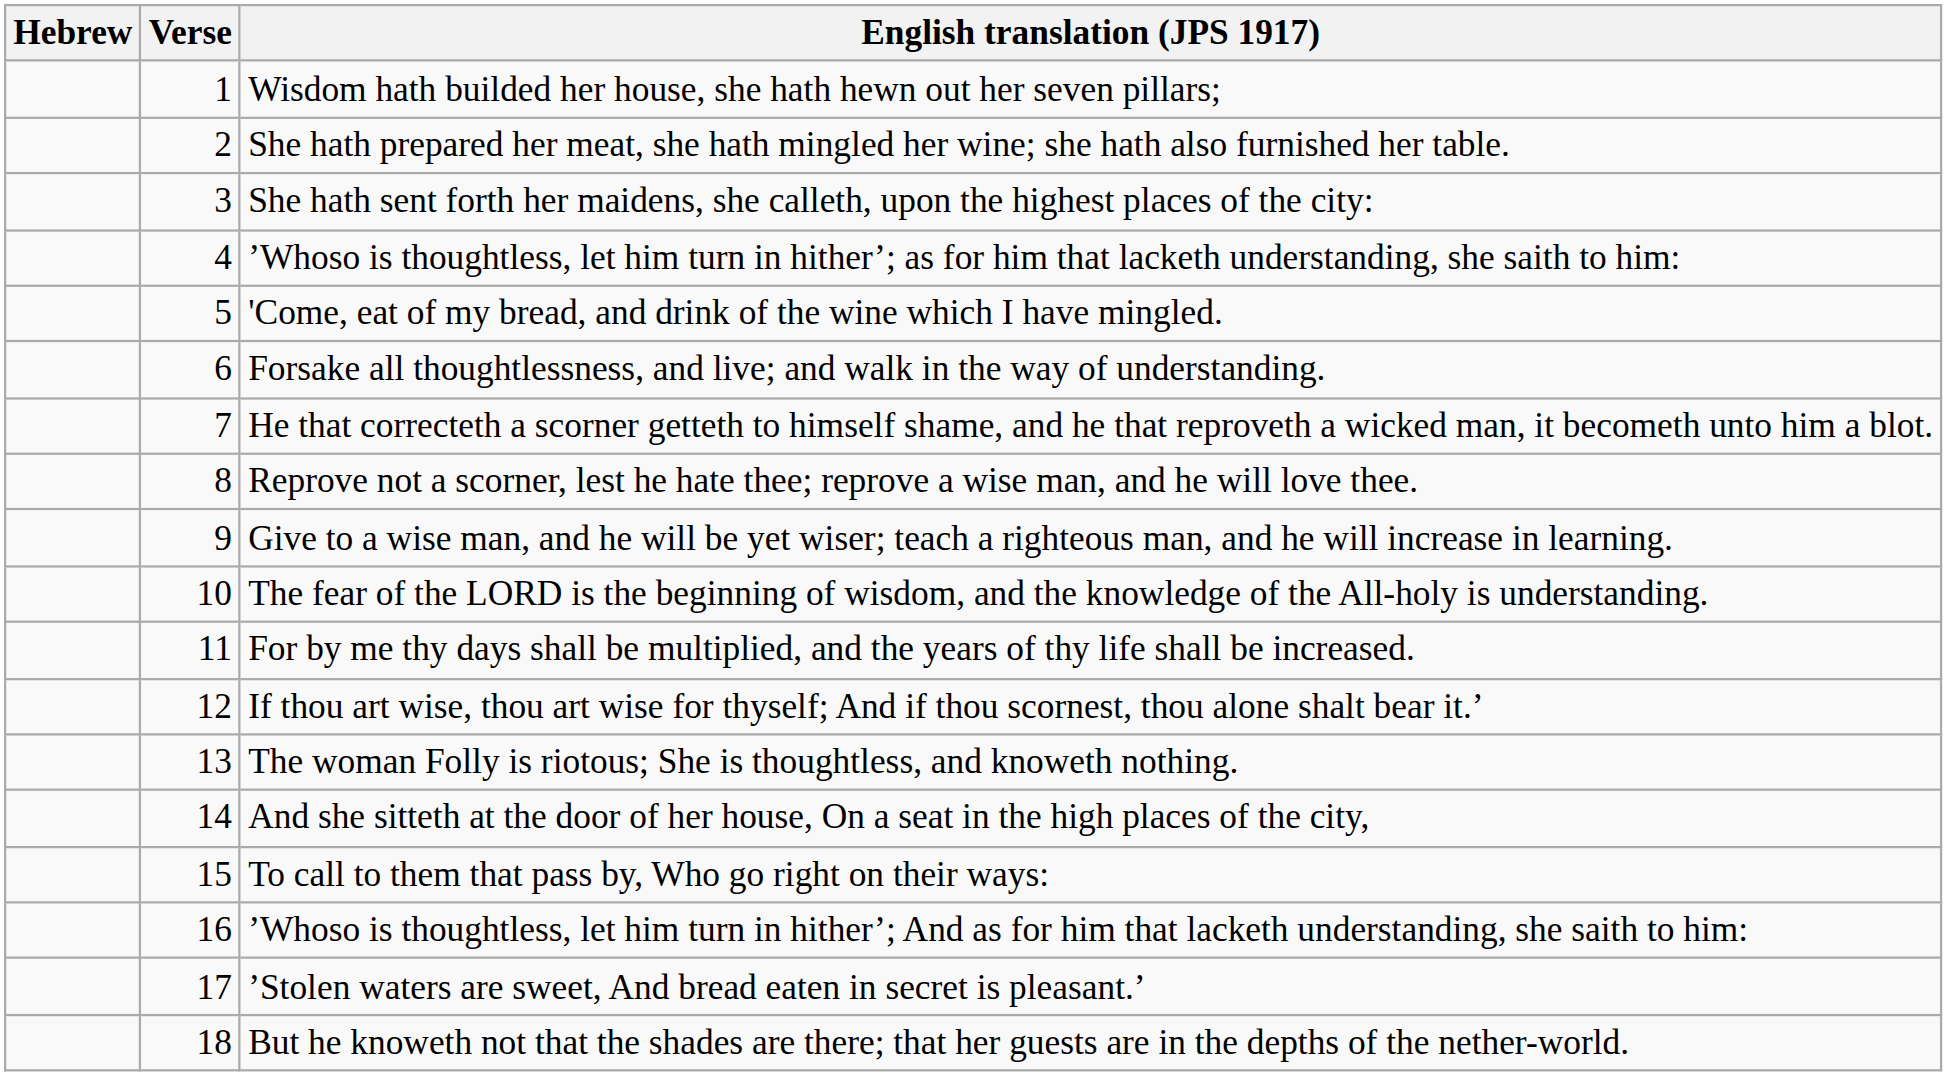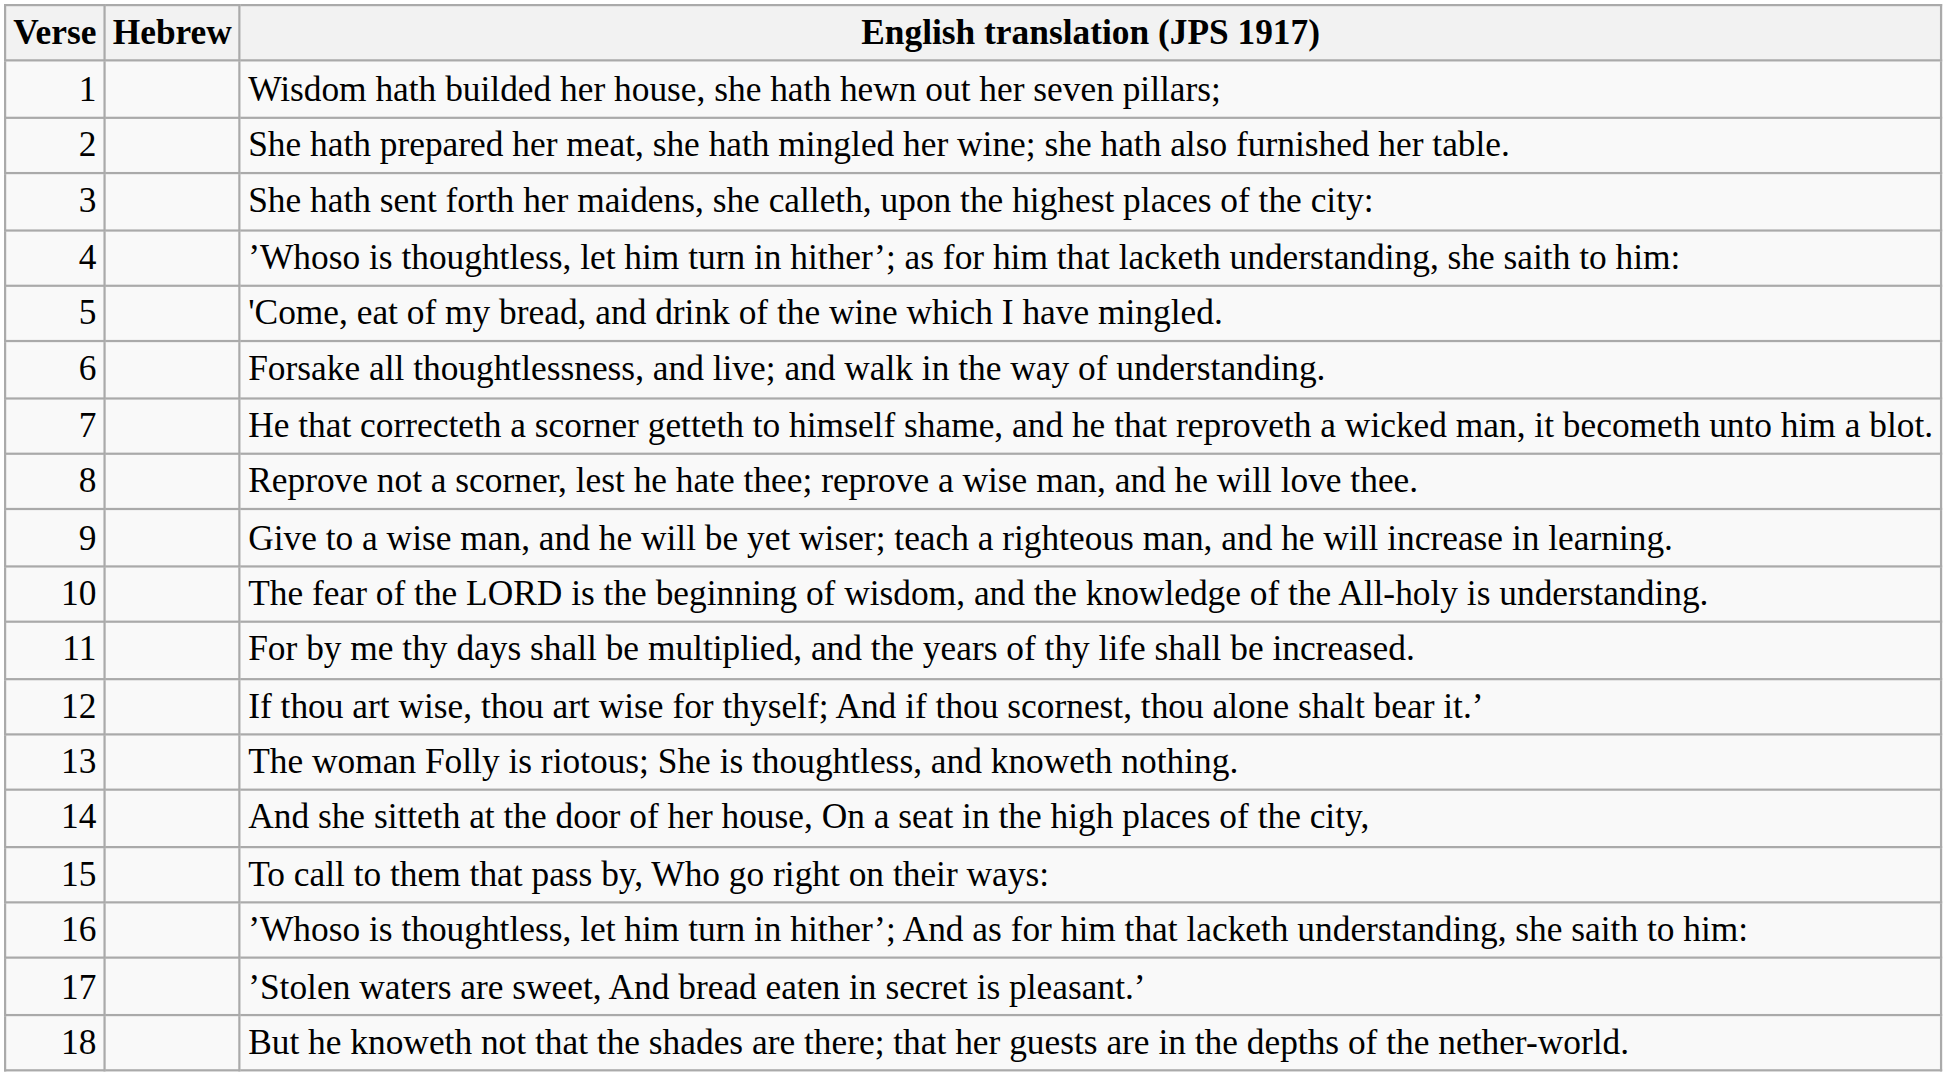columns swapped: (190, 32) <-> (73, 32)
